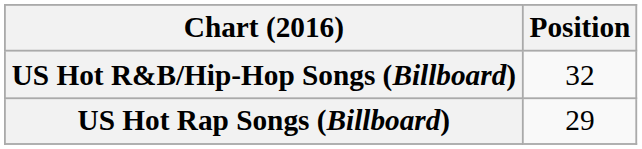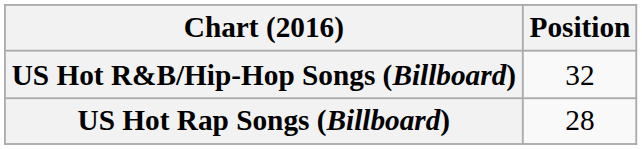(580, 120) 29 -> (580, 120) 28
